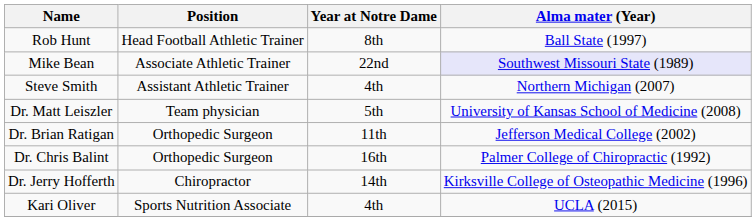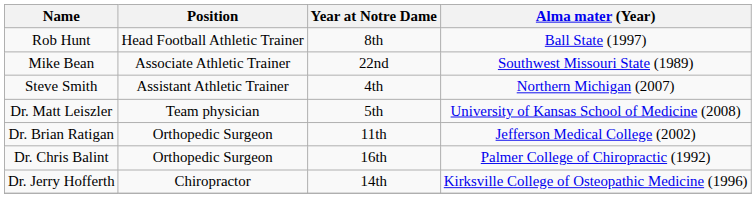(596, 63) lavender background -> (596, 63) no background
- row: (61, 205)
